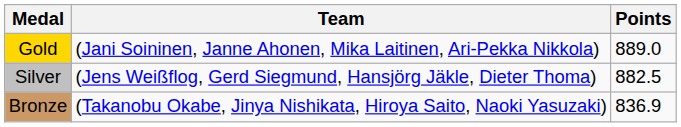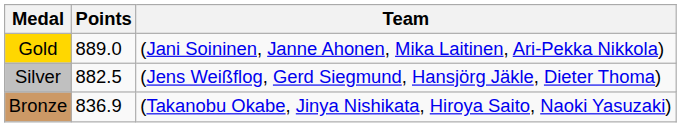columns swapped: (341, 19) <-> (643, 19)
